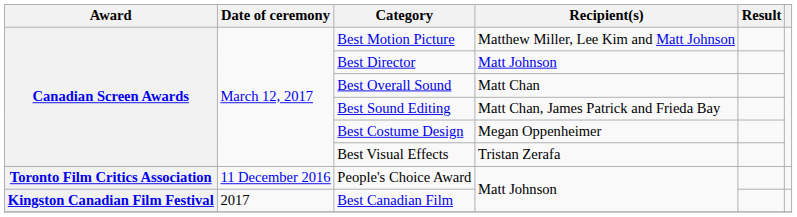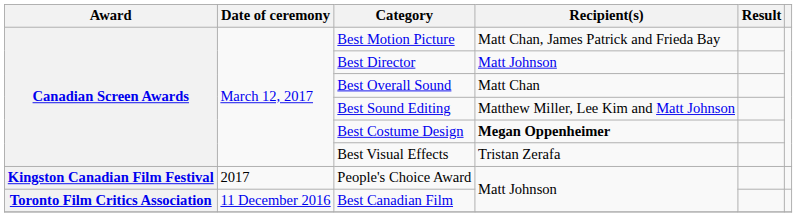(606, 39) Matthew Miller, Lee Kim and Matt Johnson -> (599, 39) Matt Chan, James Patrick and Frieda Bay
(599, 108) Matt Chan, James Patrick and Frieda Bay -> (606, 108) Matthew Miller, Lee Kim and Matt Johnson
(540, 131) normal -> (544, 131) bold
(111, 177) Toronto Film Critics Association -> (111, 177) Kingston Canadian Film Festival
(276, 177) 11 December 2016 -> (235, 177) 2017
(111, 200) Kingston Canadian Film Festival -> (111, 200) Toronto Film Critics Association
(235, 200) 2017 -> (276, 200) 11 December 2016
